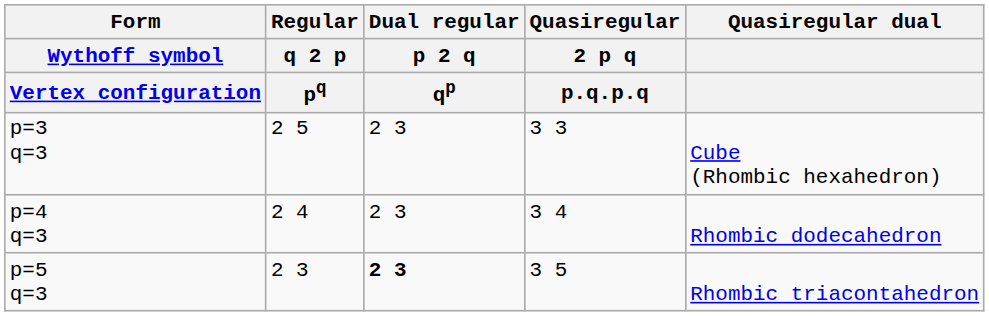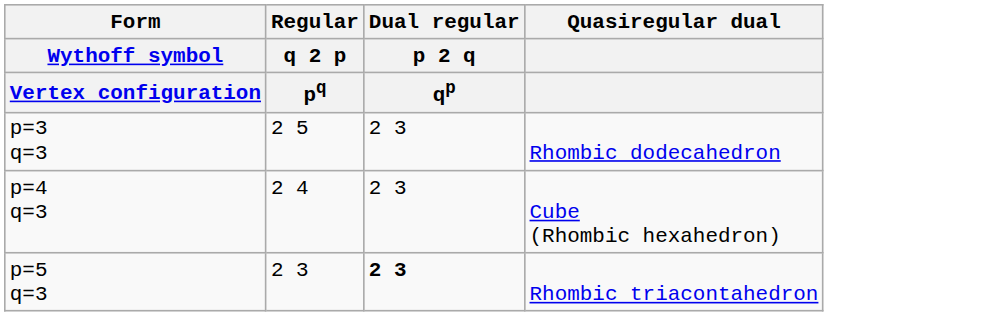- column: (605, 93)
(816, 166) Cube (Rhombic hexahedron) -> (655, 154) Rhombic dodecahedron
(816, 236) Rhombic dodecahedron -> (655, 224) Cube (Rhombic hexahedron)
